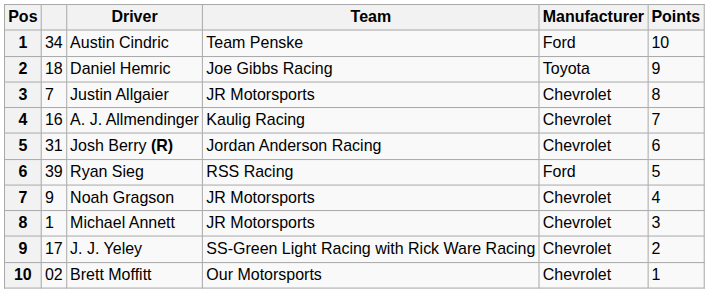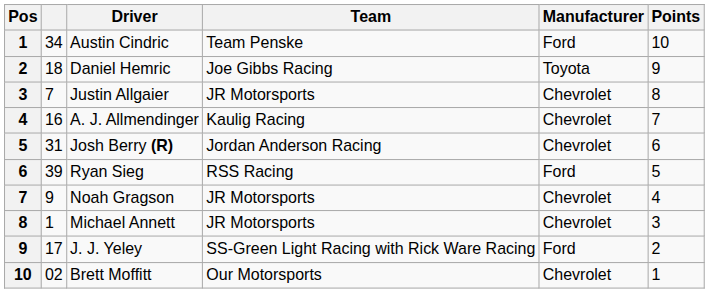(577, 248) Chevrolet -> (559, 248) Ford
